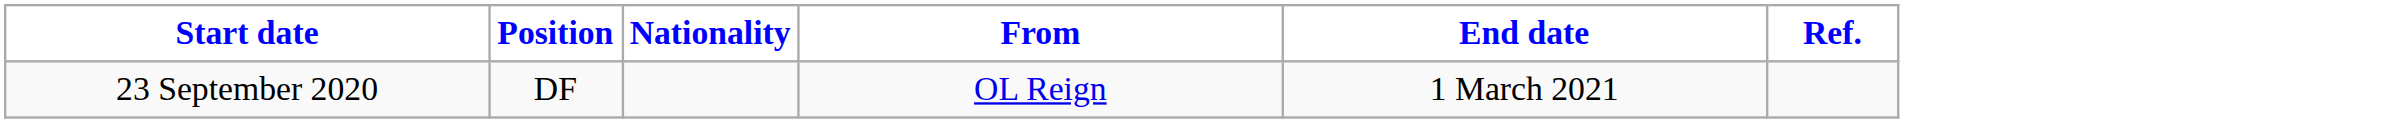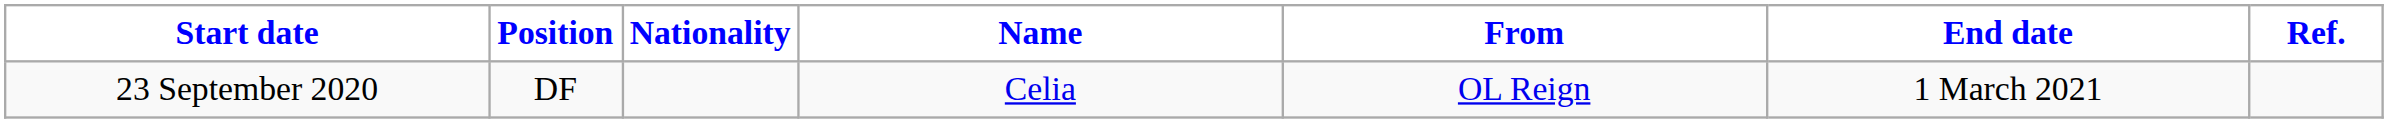+ column: (1040, 32)
